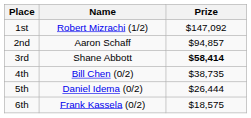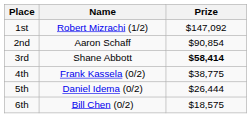(206, 43) $94,857 -> (206, 43) $90,854
(103, 74) Bill Chen (0/2) -> (103, 74) Frank Kassela (0/2)
(206, 74) $38,735 -> (206, 74) $38,775
(103, 105) Frank Kassela (0/2) -> (103, 105) Bill Chen (0/2)
